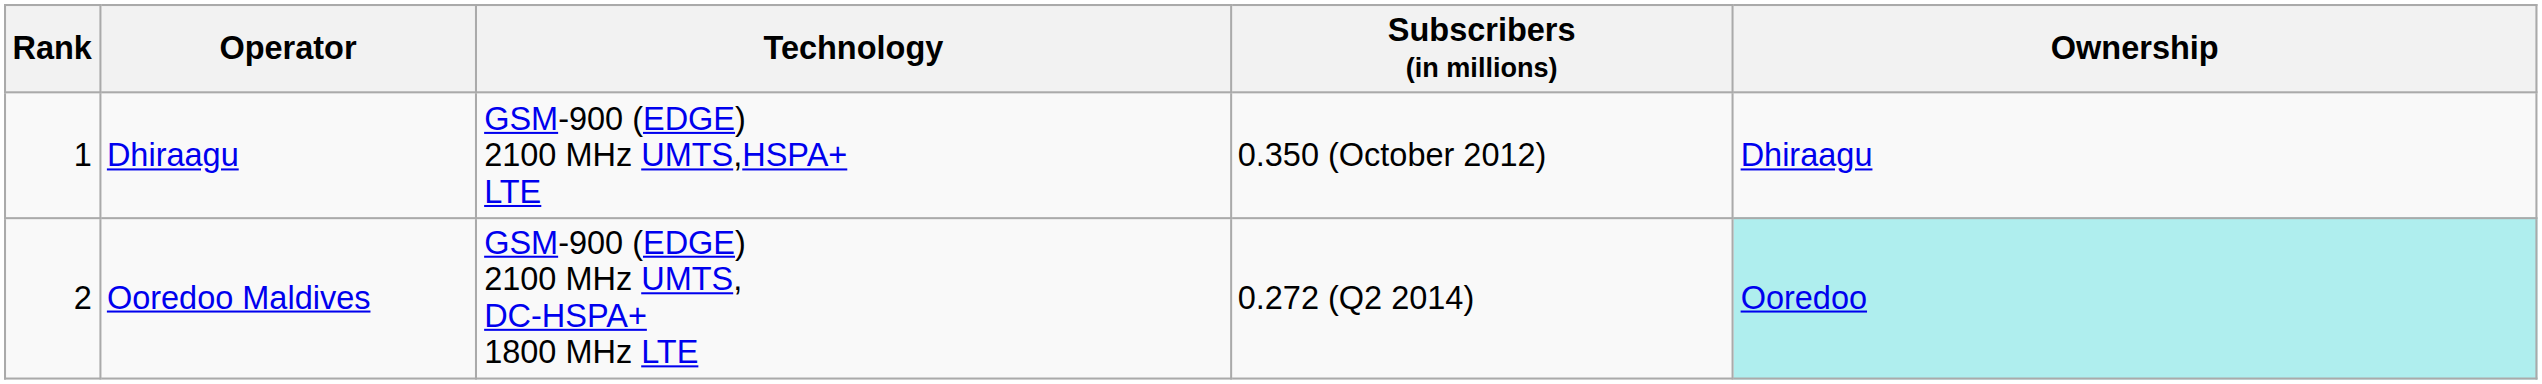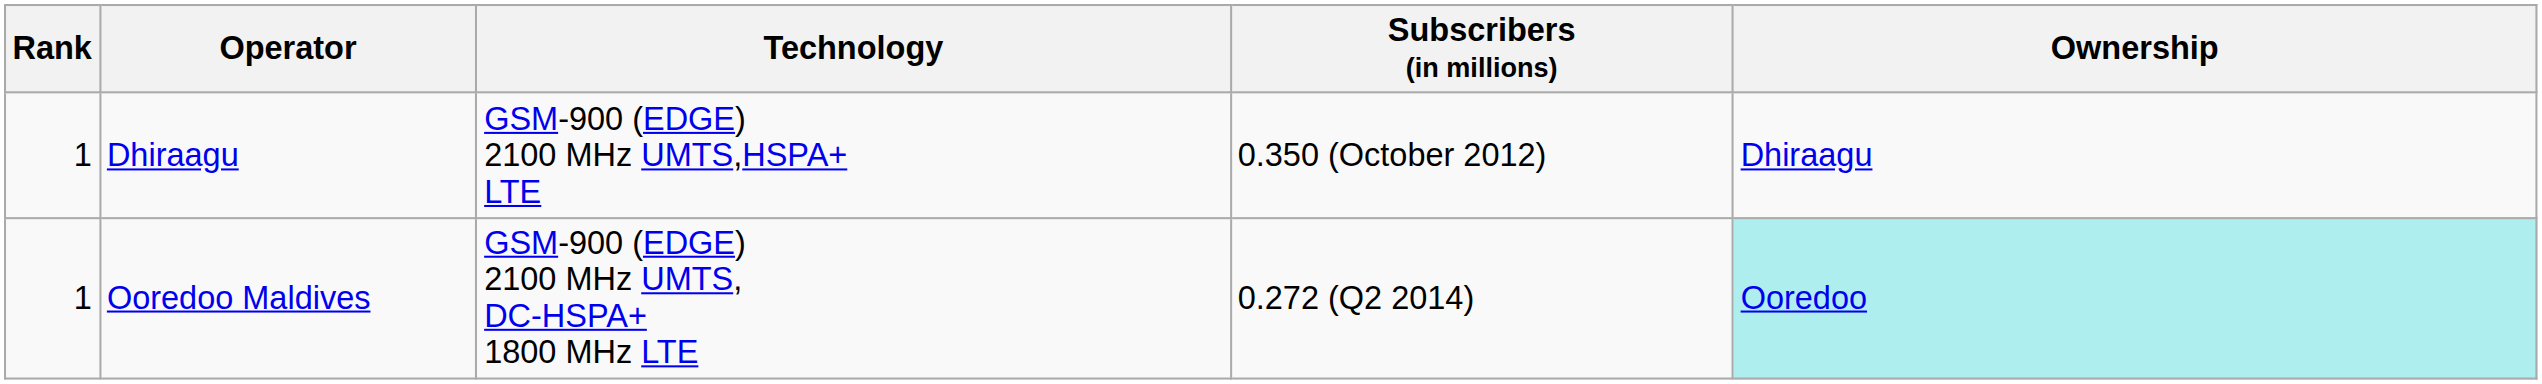(83, 297) 2 -> (83, 297) 1
